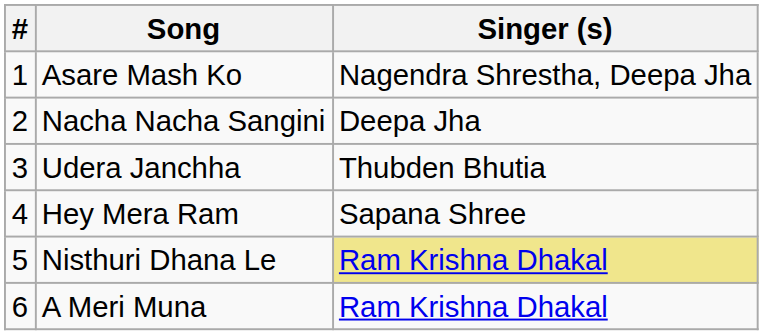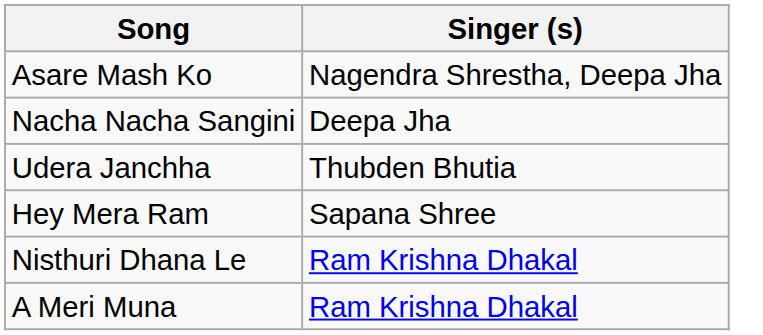- column: (20, 28)
(473, 261) khaki background -> (443, 261) no background
